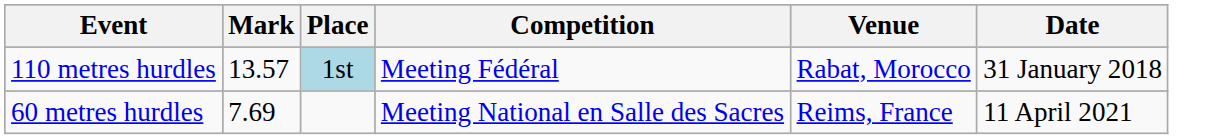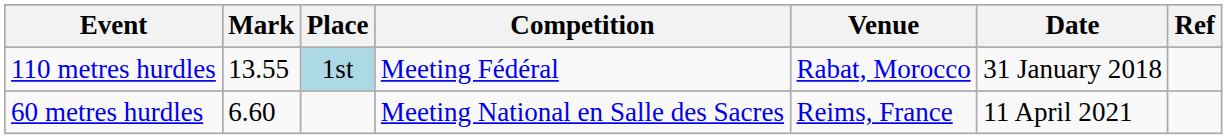+ column: (1195, 25)
(259, 68) 13.57 -> (259, 68) 13.55
(252, 111) 7.69 -> (252, 111) 6.60
